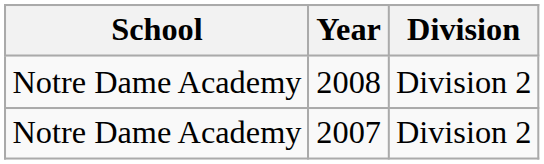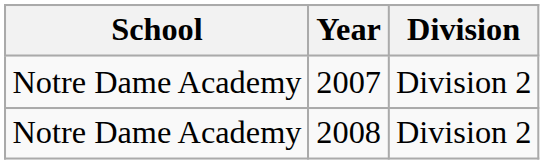rows swapped: (349, 132) <-> (349, 81)
